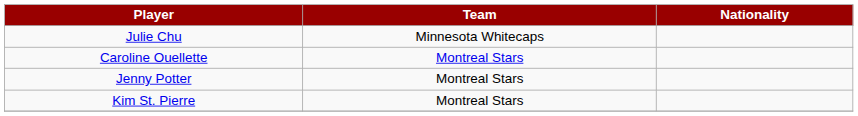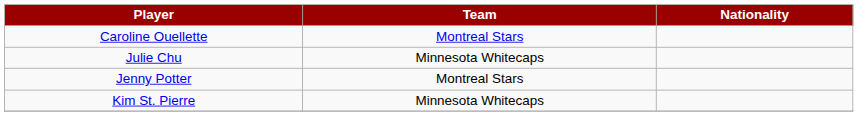rows swapped: (154, 36) <-> (154, 57)
(480, 100) Montreal Stars -> (480, 100) Minnesota Whitecaps
